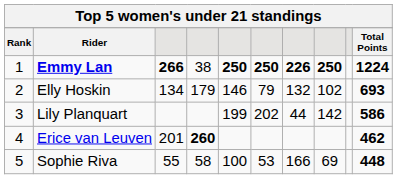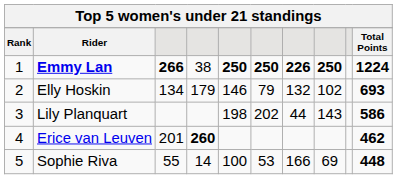(235, 114) 199 -> (235, 114) 198
(330, 114) 142 -> (330, 114) 143
(203, 161) 58 -> (203, 161) 14
